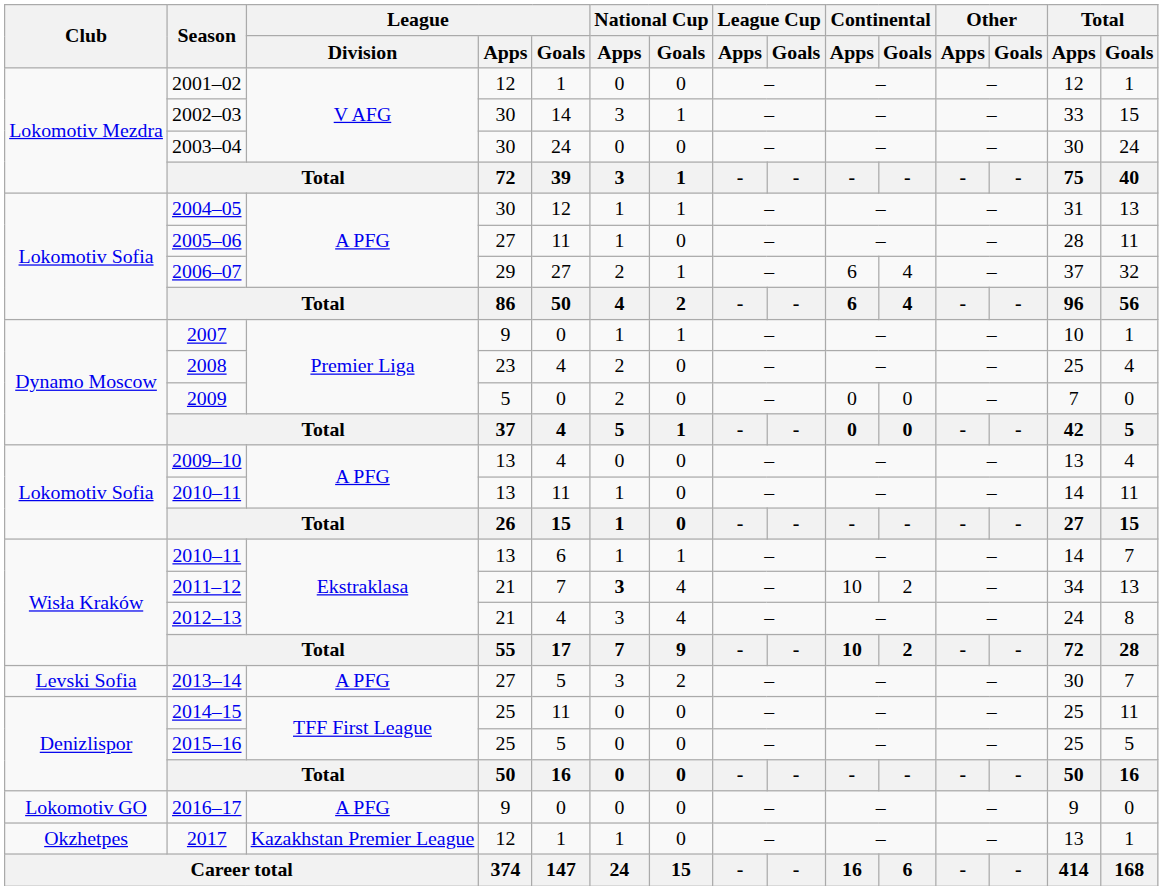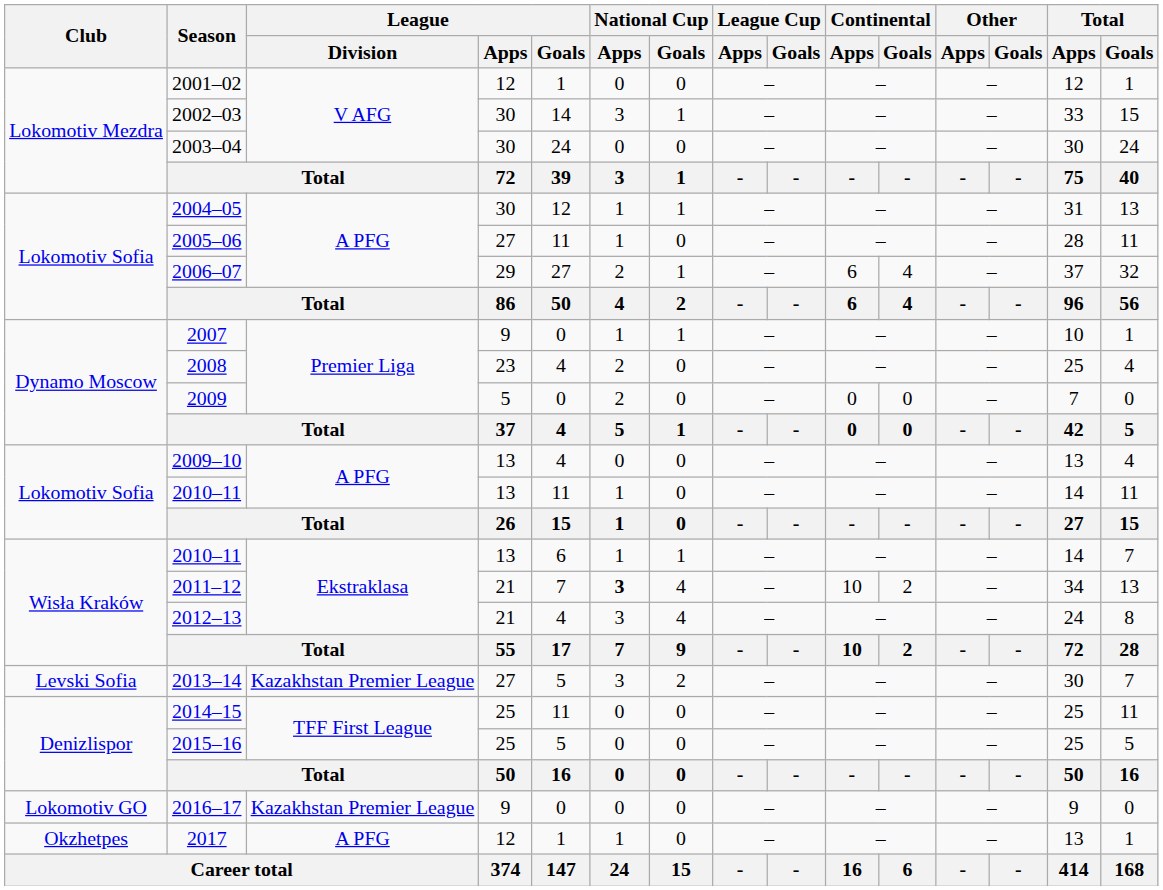(362, 680) A PFG -> (362, 680) Kazakhstan Premier League
(362, 806) A PFG -> (362, 806) Kazakhstan Premier League
(362, 838) Kazakhstan Premier League -> (362, 838) A PFG
